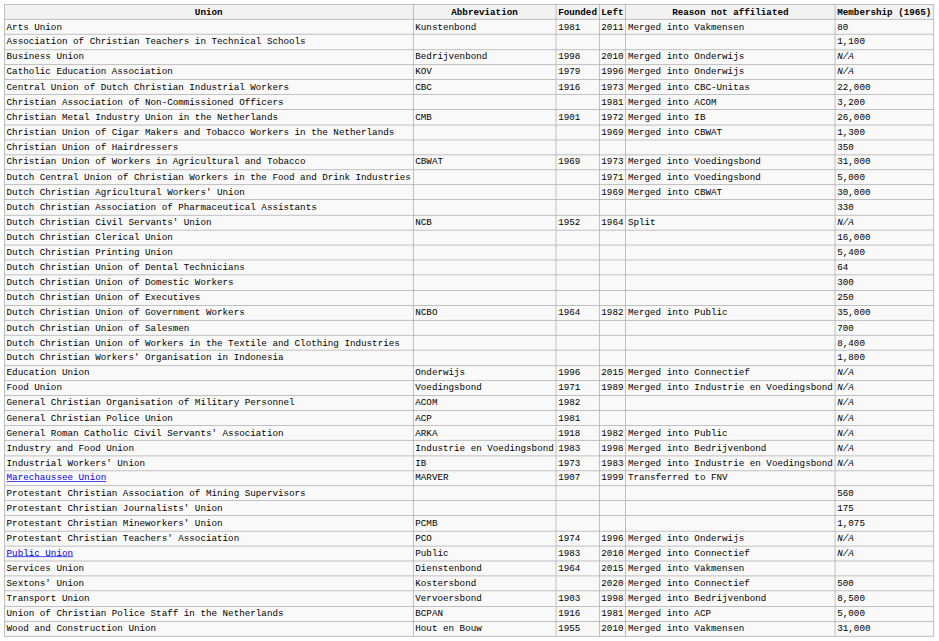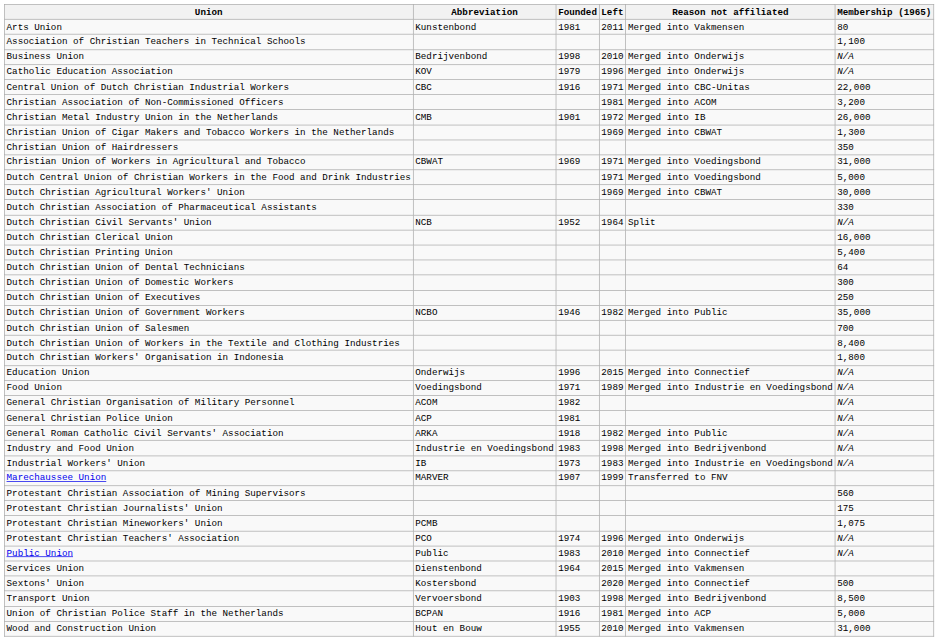(612, 87) 1973 -> (612, 87) 1971
(612, 162) 1973 -> (612, 162) 1971
(569, 313) 1964 -> (569, 313) 1946
